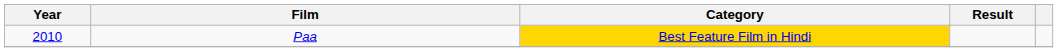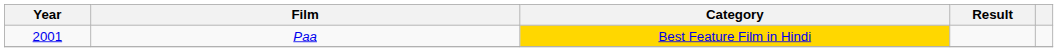(47, 36) 2010 -> (47, 36) 2001
